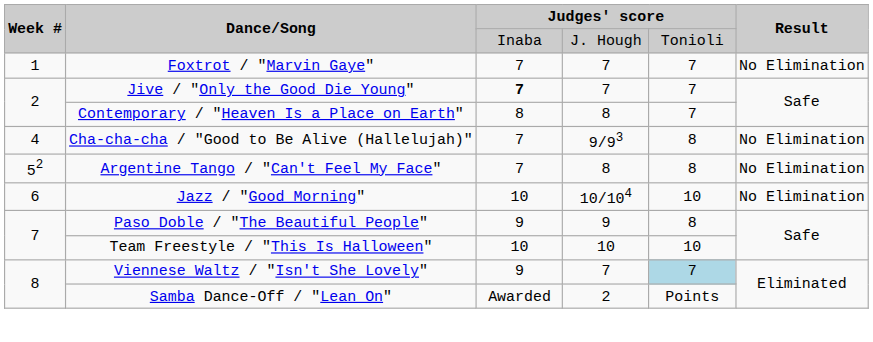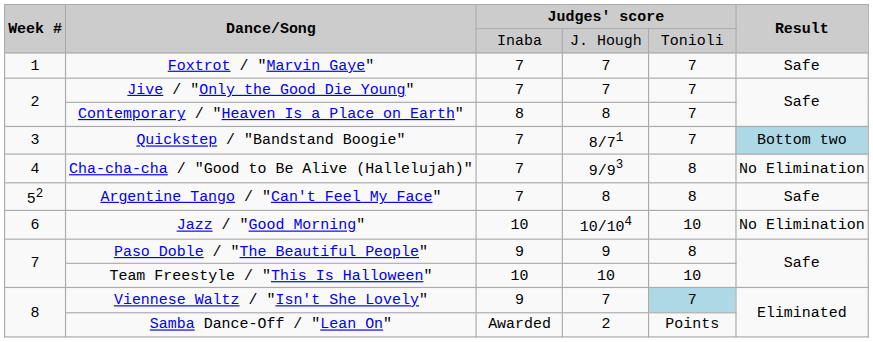(802, 65) No Elimination -> (802, 65) Safe
(520, 90) bold -> (520, 90) normal
+ row: (271, 140)
(802, 169) No Elimination -> (802, 197) Safe
